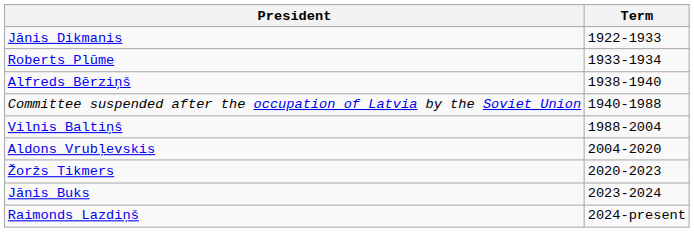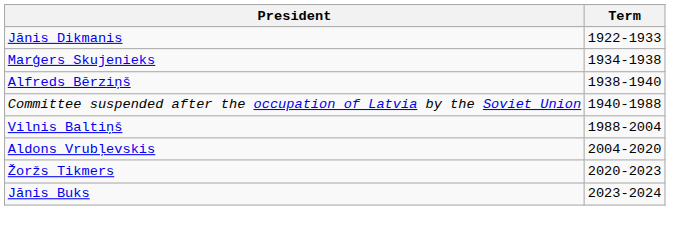- row: (61, 60)
+ row: (82, 60)
- row: (73, 216)
